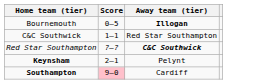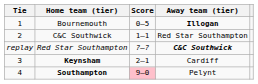+ column: (20, 11)
(172, 61) Pelynt -> (203, 61) Cardiff
(172, 73) Cardiff -> (203, 73) Pelynt
